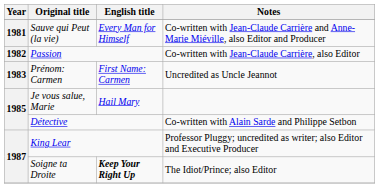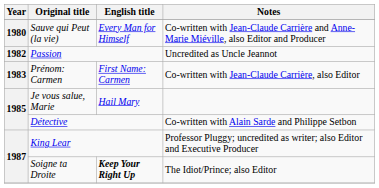(16, 33) 1981 -> (16, 33) 1980
(262, 54) Co-written with Jean-Claude Carrière, also Editor -> (221, 54) Uncredited as Uncle Jeannot
(221, 75) Uncredited as Uncle Jeannot -> (262, 75) Co-written with Jean-Claude Carrière, also Editor
